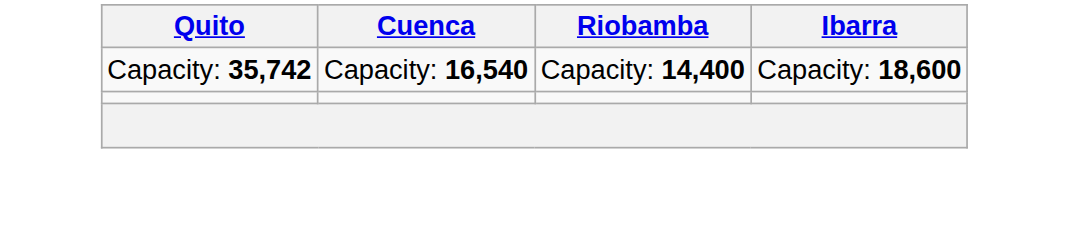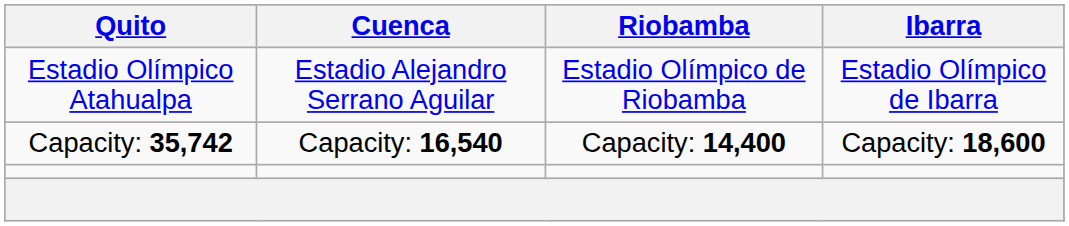+ row: (131, 84)
